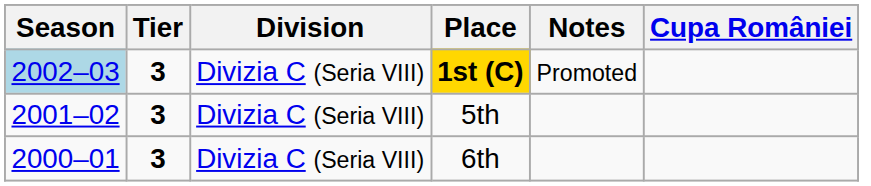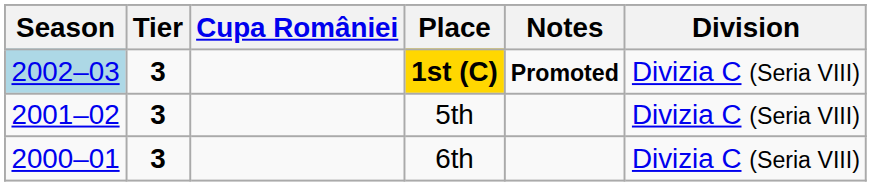columns swapped: (310, 27) <-> (751, 27)
(587, 73) normal -> (565, 71) bold
